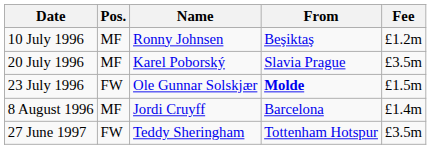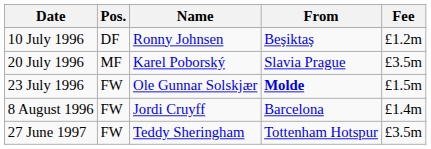(111, 39) MF -> (110, 39) DF
(111, 109) MF -> (112, 109) FW
